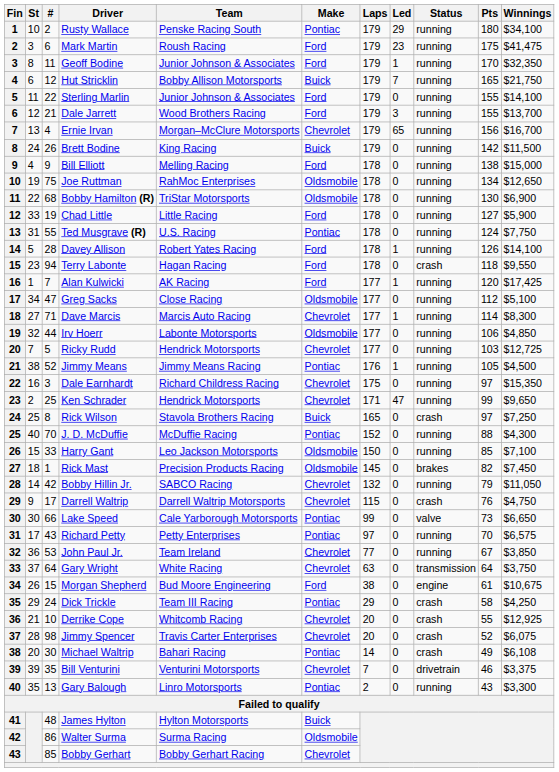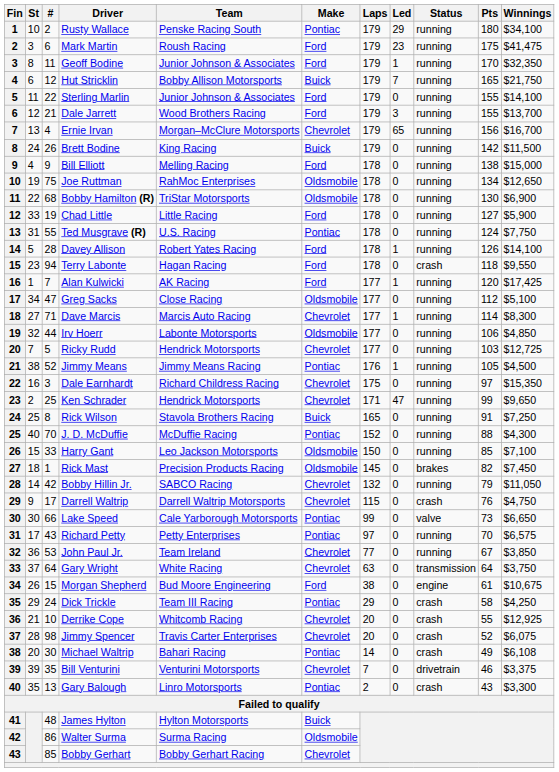(429, 417) crash -> (434, 417) running
(487, 417) 97 -> (487, 417) 91
(434, 687) running -> (429, 687) crash
